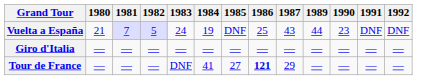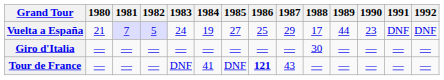+ column: (317, 13)
(235, 30) DNF -> (235, 30) 27
(290, 30) 43 -> (290, 30) 29
(235, 65) 27 -> (235, 65) DNF
(290, 65) 29 -> (290, 65) 43
